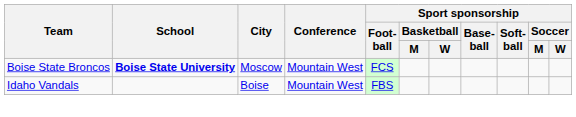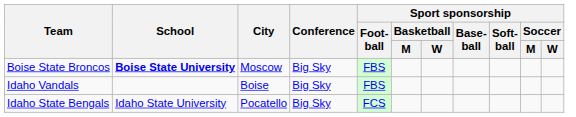(325, 67) Mountain West -> (312, 67) Big Sky
(382, 67) FCS -> (374, 67) FBS
(325, 85) Mountain West -> (312, 85) Big Sky
+ row: (58, 103)
